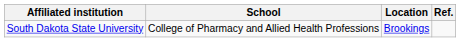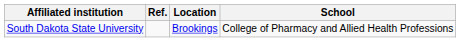columns swapped: (264, 12) <-> (444, 12)
